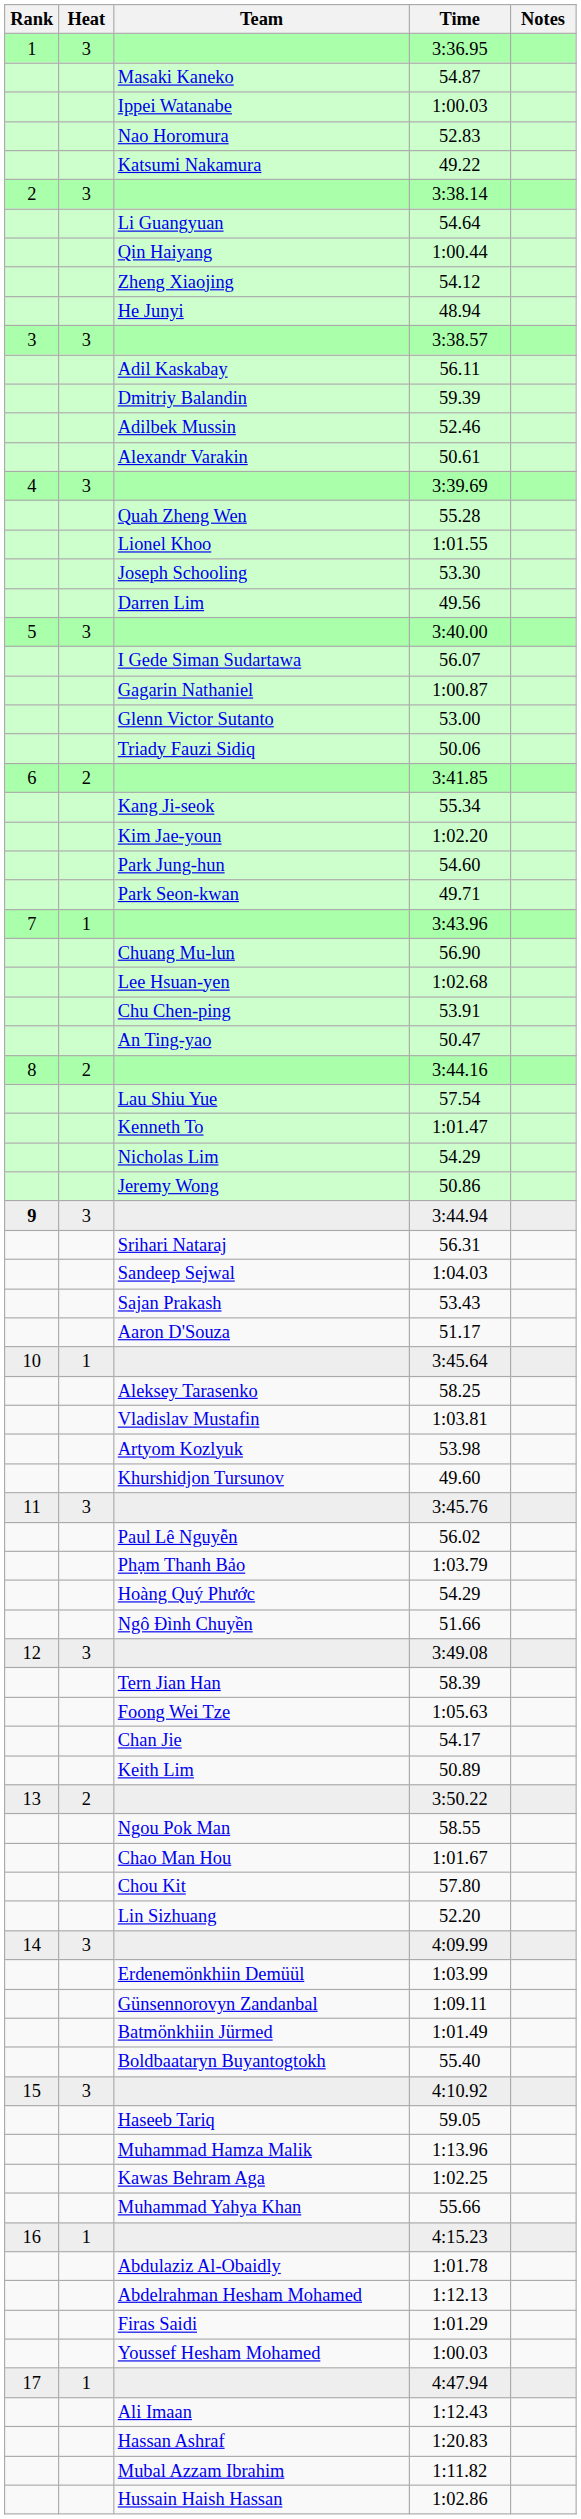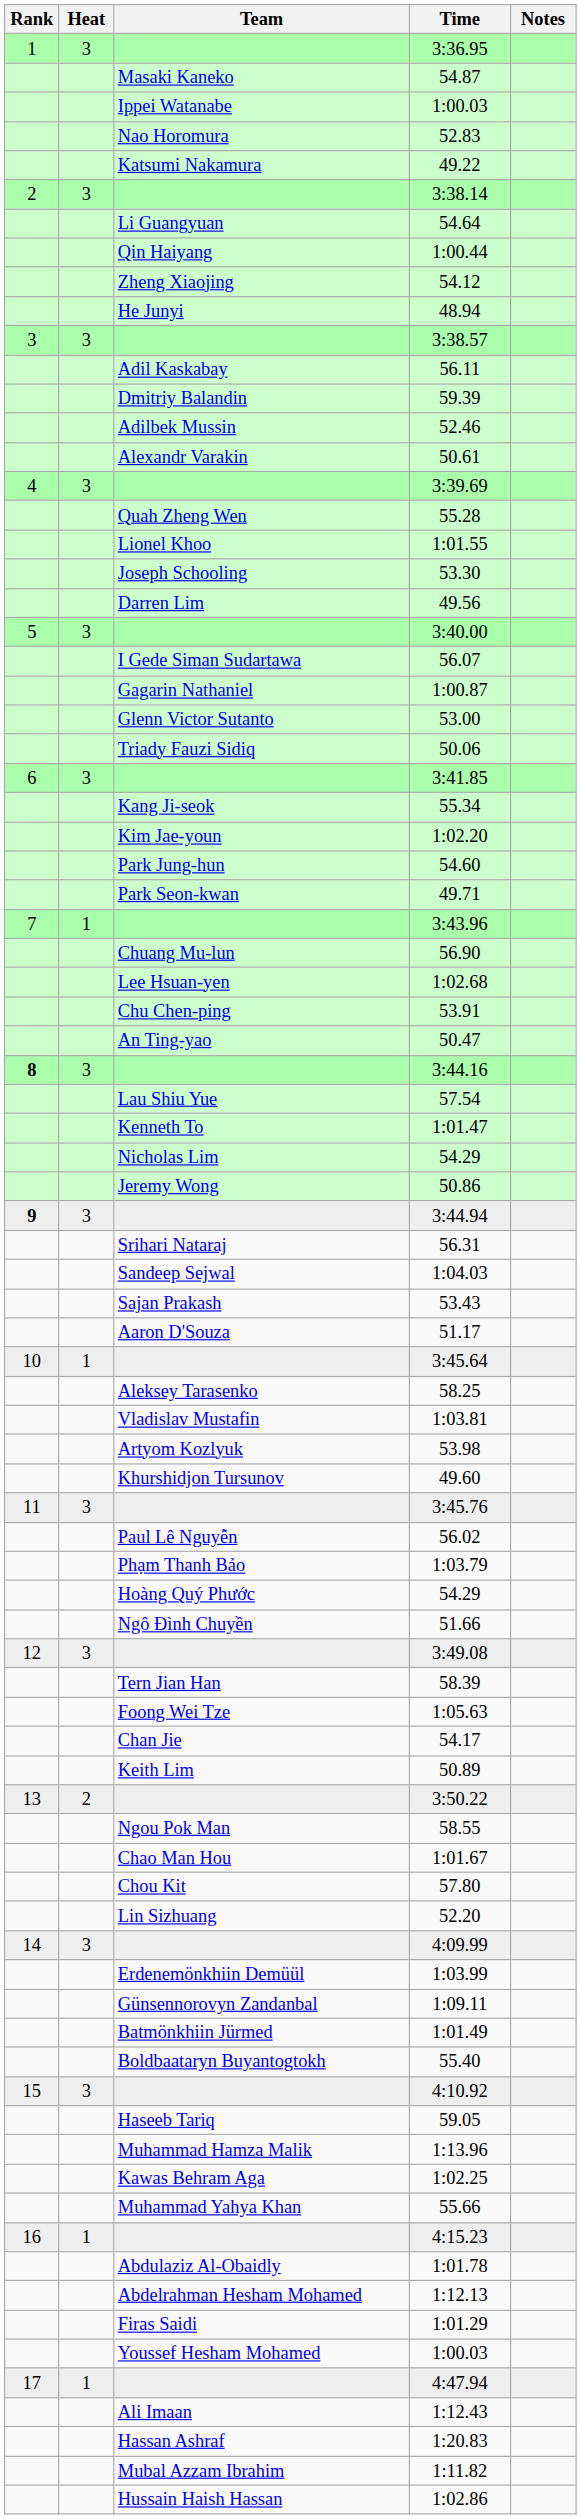(86, 777) 2 -> (86, 777) 3
(32, 1069) normal -> (32, 1069) bold
(86, 1069) 2 -> (86, 1069) 3
